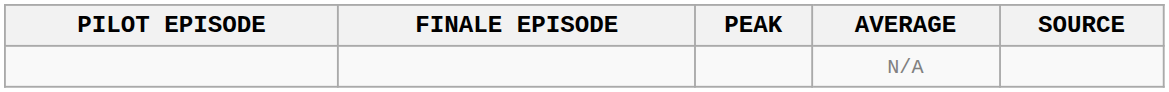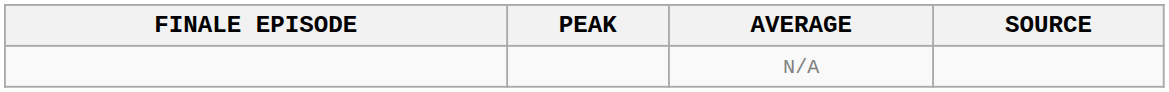- column: (172, 25)
